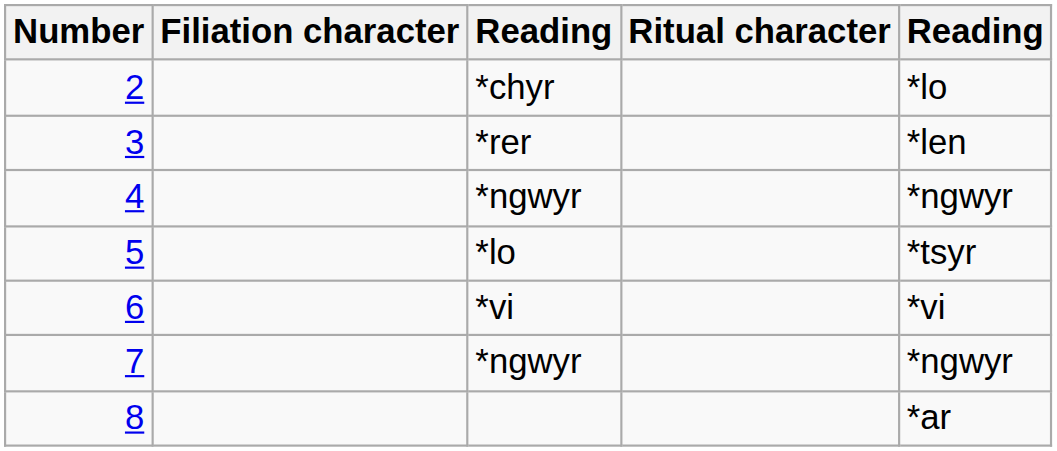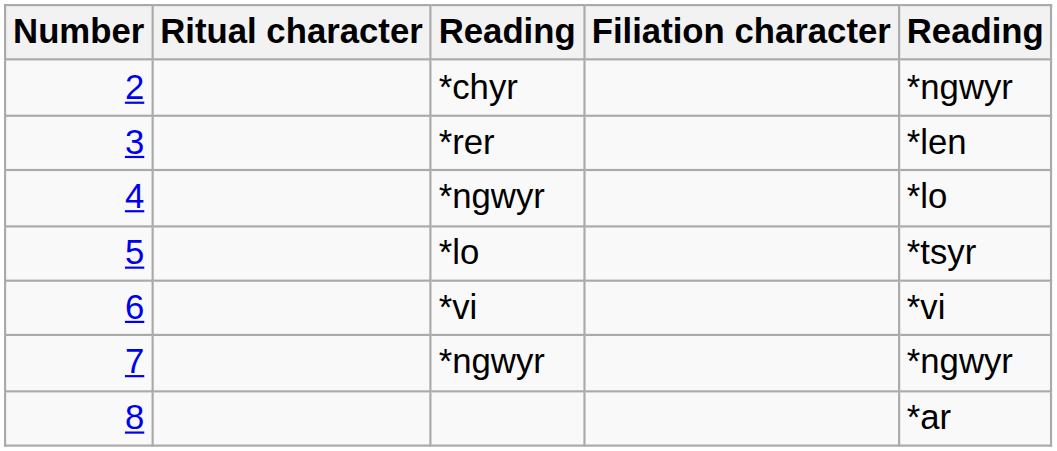columns swapped: (760, 32) <-> (310, 32)
(927, 87) *lo -> (960, 87) *ngwyr
(960, 197) *ngwyr -> (927, 197) *lo
